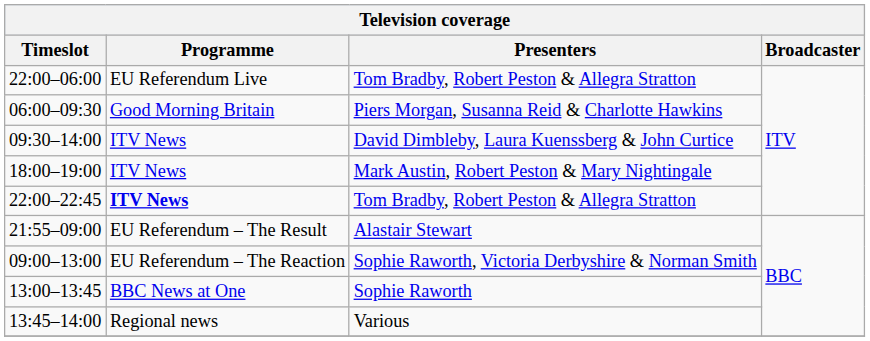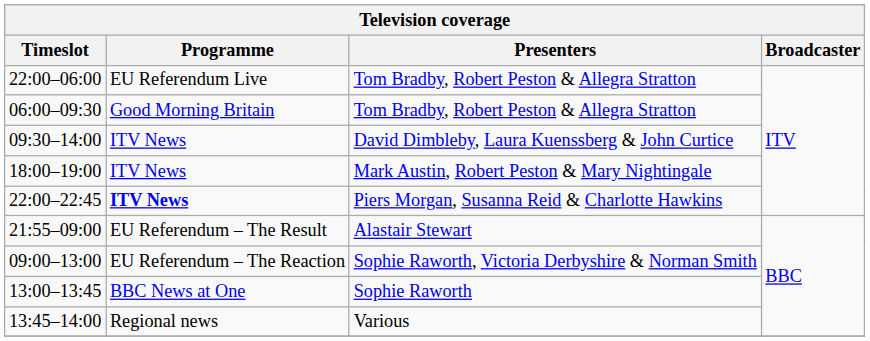(538, 110) Piers Morgan, Susanna Reid & Charlotte Hawkins -> (525, 110) Tom Bradby, Robert Peston & Allegra Stratton
(525, 200) Tom Bradby, Robert Peston & Allegra Stratton -> (538, 200) Piers Morgan, Susanna Reid & Charlotte Hawkins
